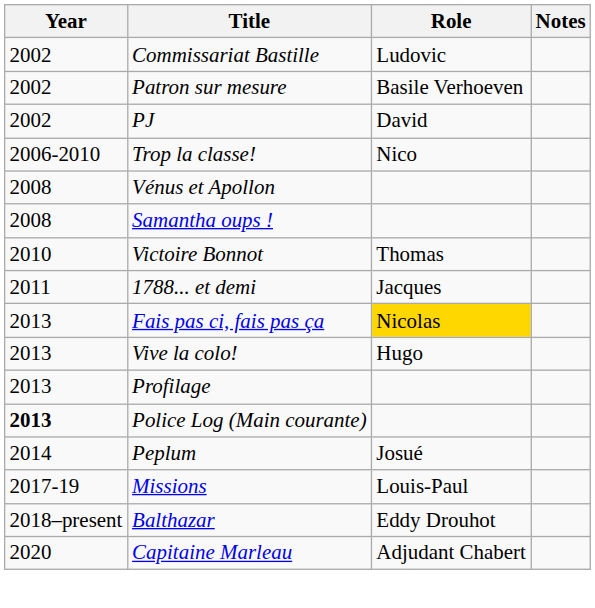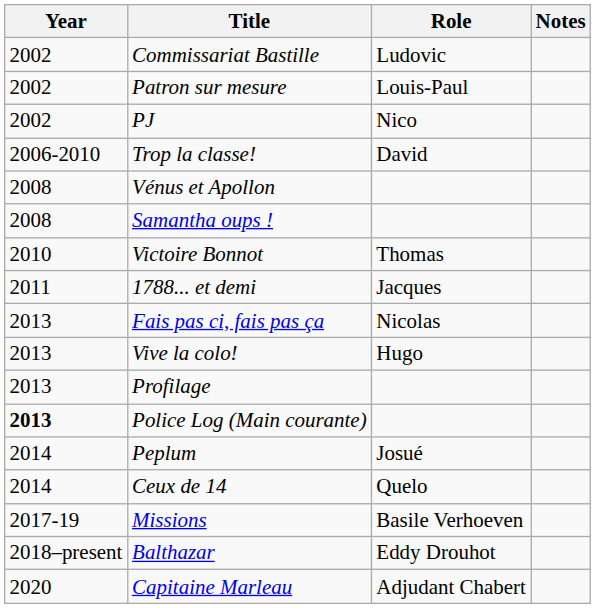(450, 87) Basile Verhoeven -> (422, 87) Louis-Paul
(402, 120) David -> (397, 120) Nico
(397, 154) Nico -> (402, 154) David
(408, 320) gold background -> (408, 320) no background
+ row: (179, 486)
(422, 486) Louis-Paul -> (450, 519) Basile Verhoeven
